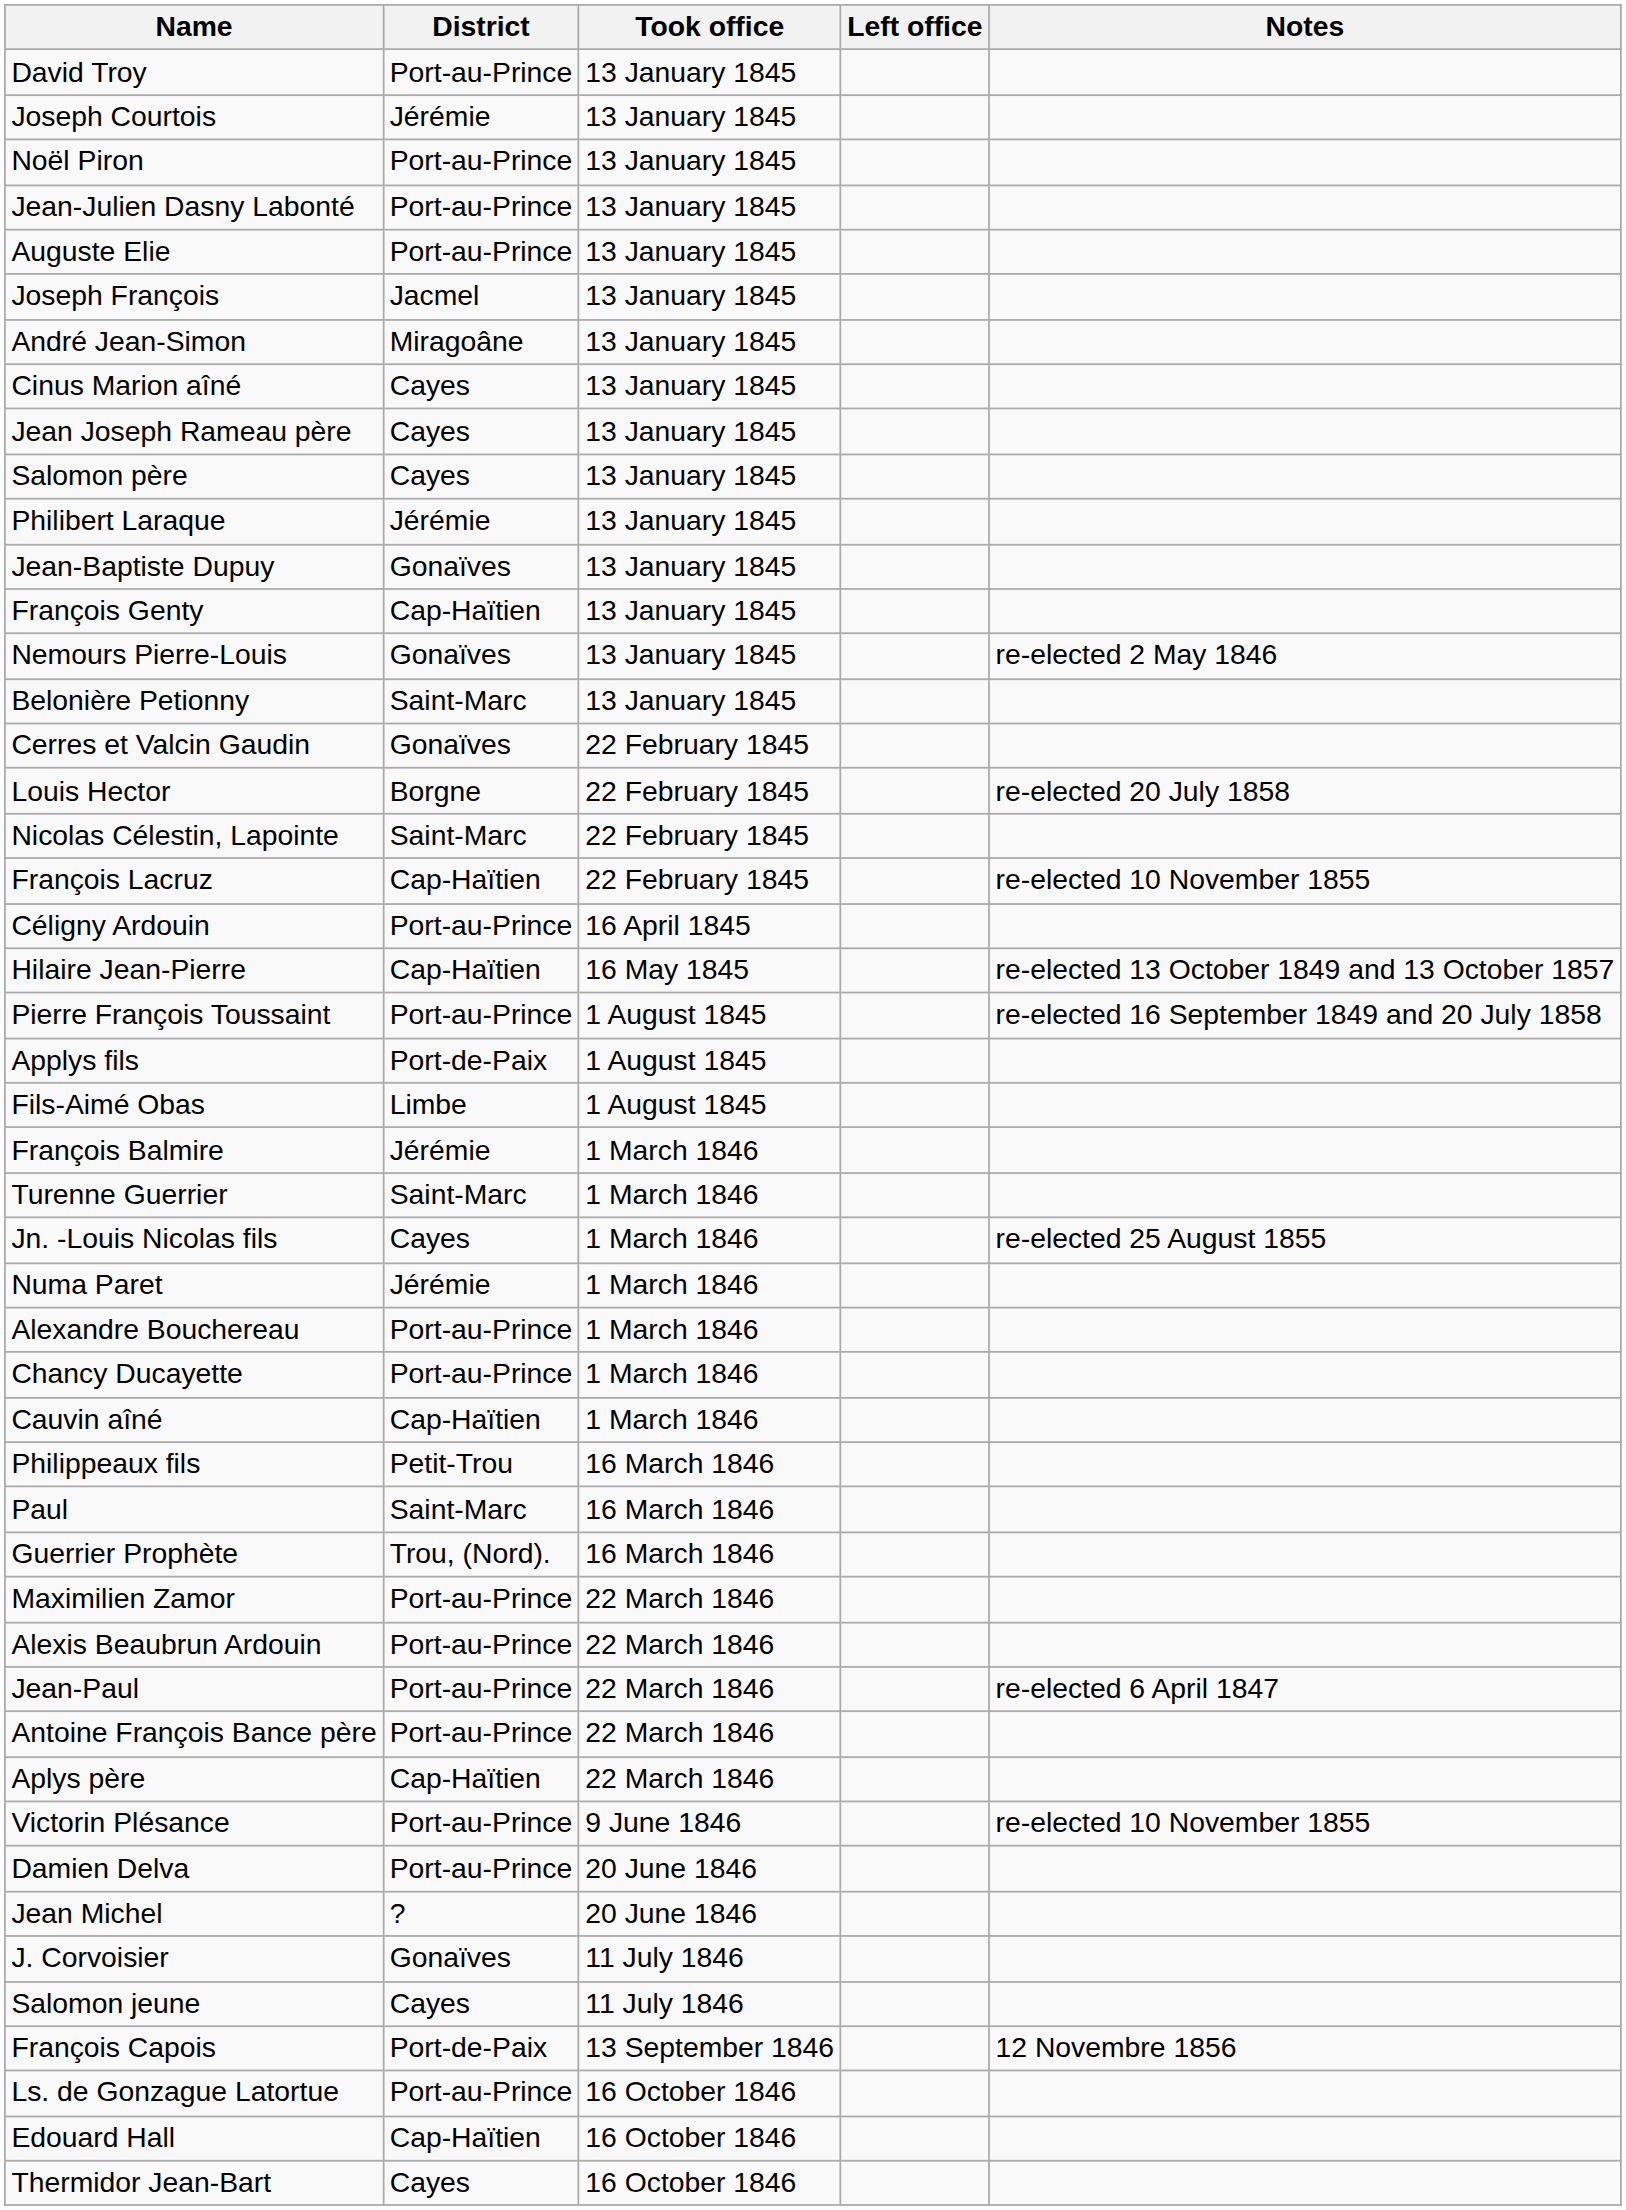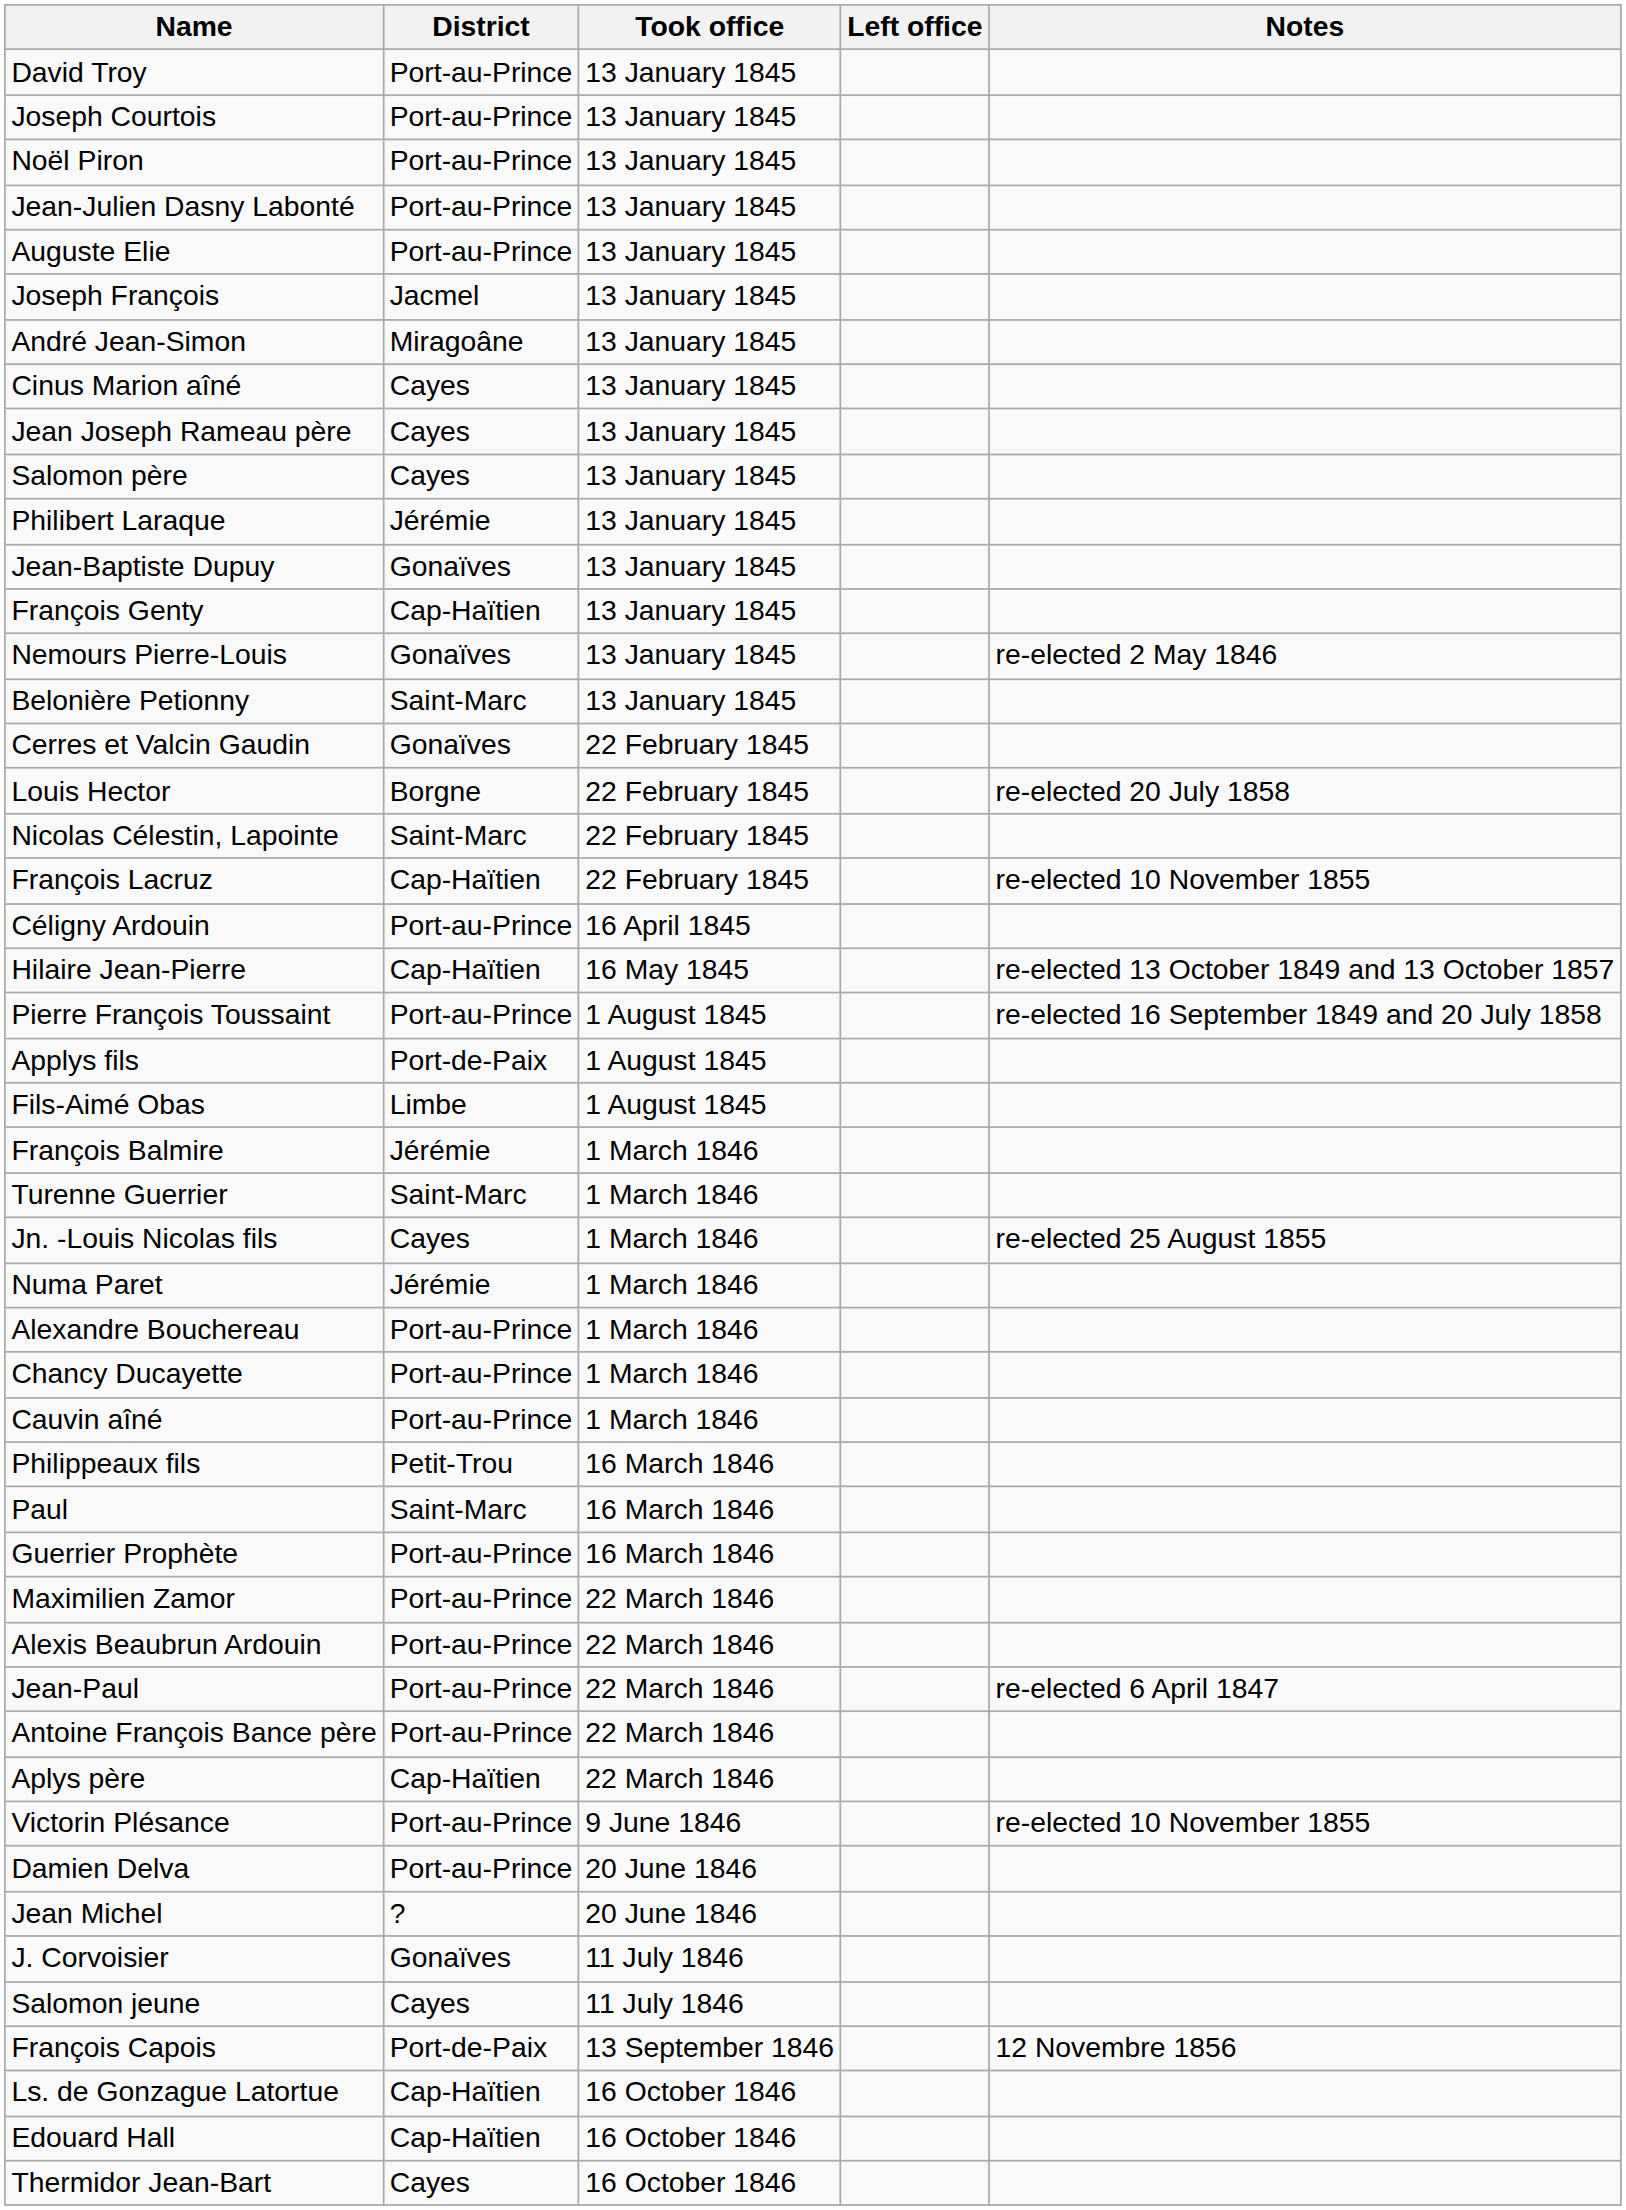(440, 116) Jérémie -> (481, 116) Port-au-Prince
(465, 1419) Cap-Haïtien -> (481, 1419) Port-au-Prince
(470, 1554) Trou, (Nord). -> (481, 1554) Port-au-Prince
(481, 2092) Port-au-Prince -> (465, 2092) Cap-Haïtien
